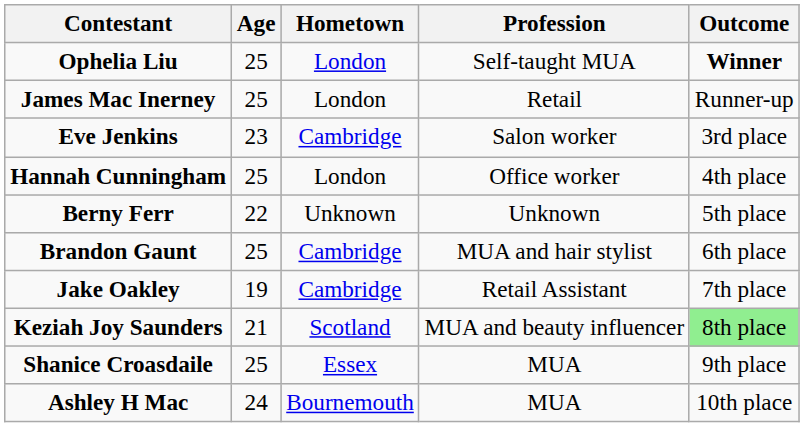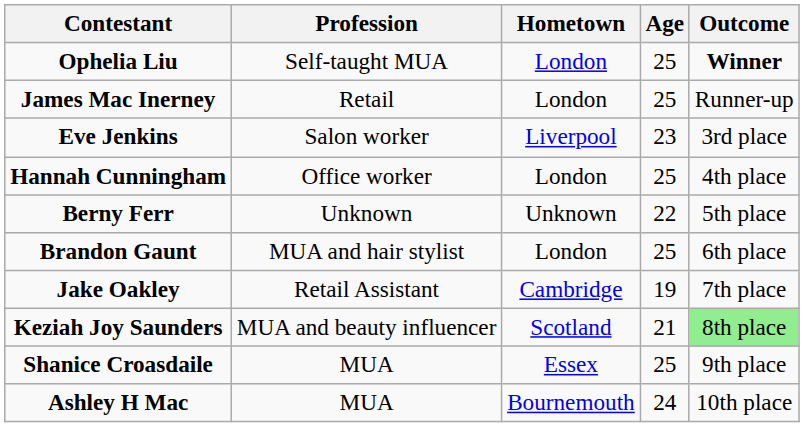columns swapped: (256, 23) <-> (554, 23)
(350, 137) Cambridge -> (571, 137) Liverpool
(350, 251) Cambridge -> (571, 251) London
